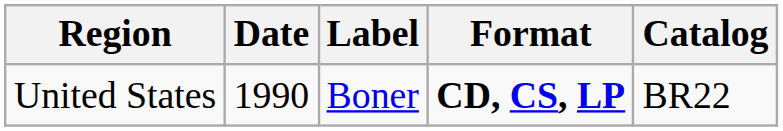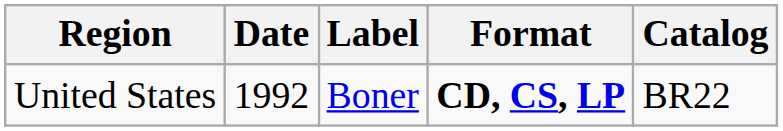(271, 94) 1990 -> (271, 94) 1992
